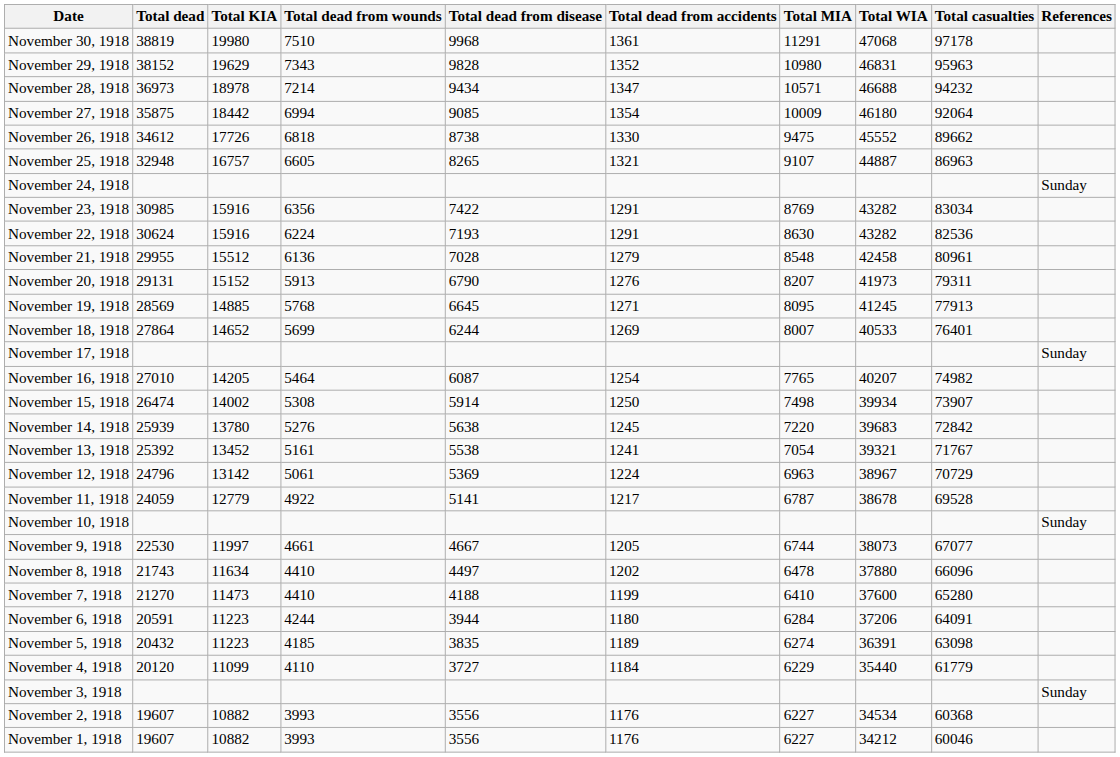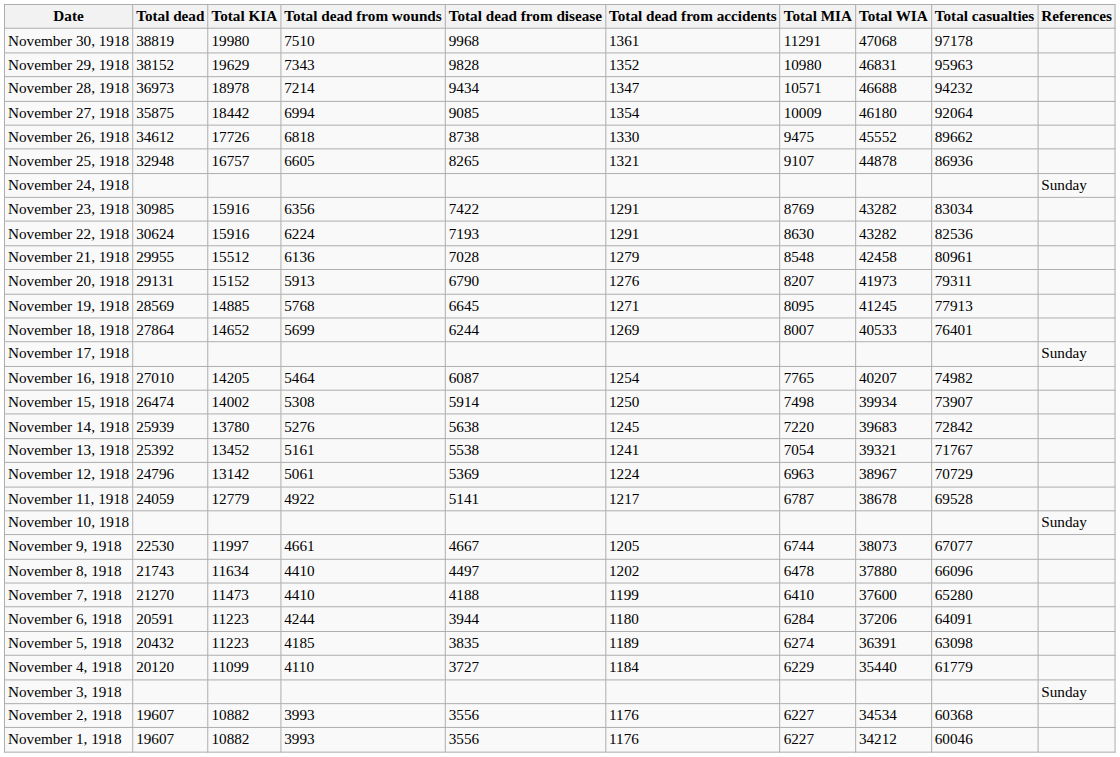(878, 161) 44887 -> (878, 161) 44878
(954, 161) 86963 -> (954, 161) 86936
